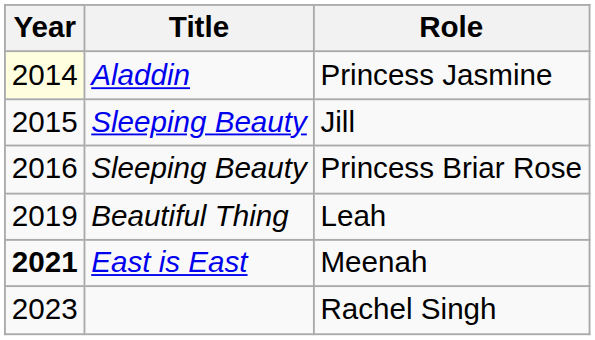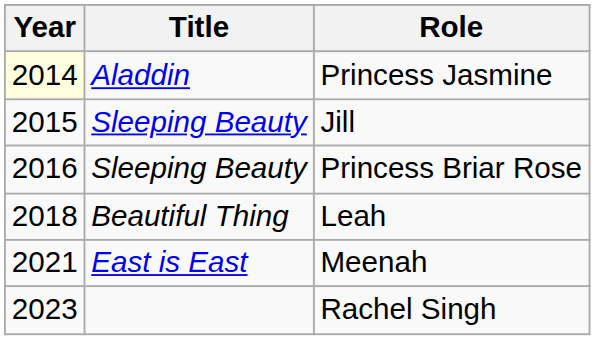(45, 215) 2019 -> (45, 215) 2018
(45, 262) bold -> (45, 262) normal
